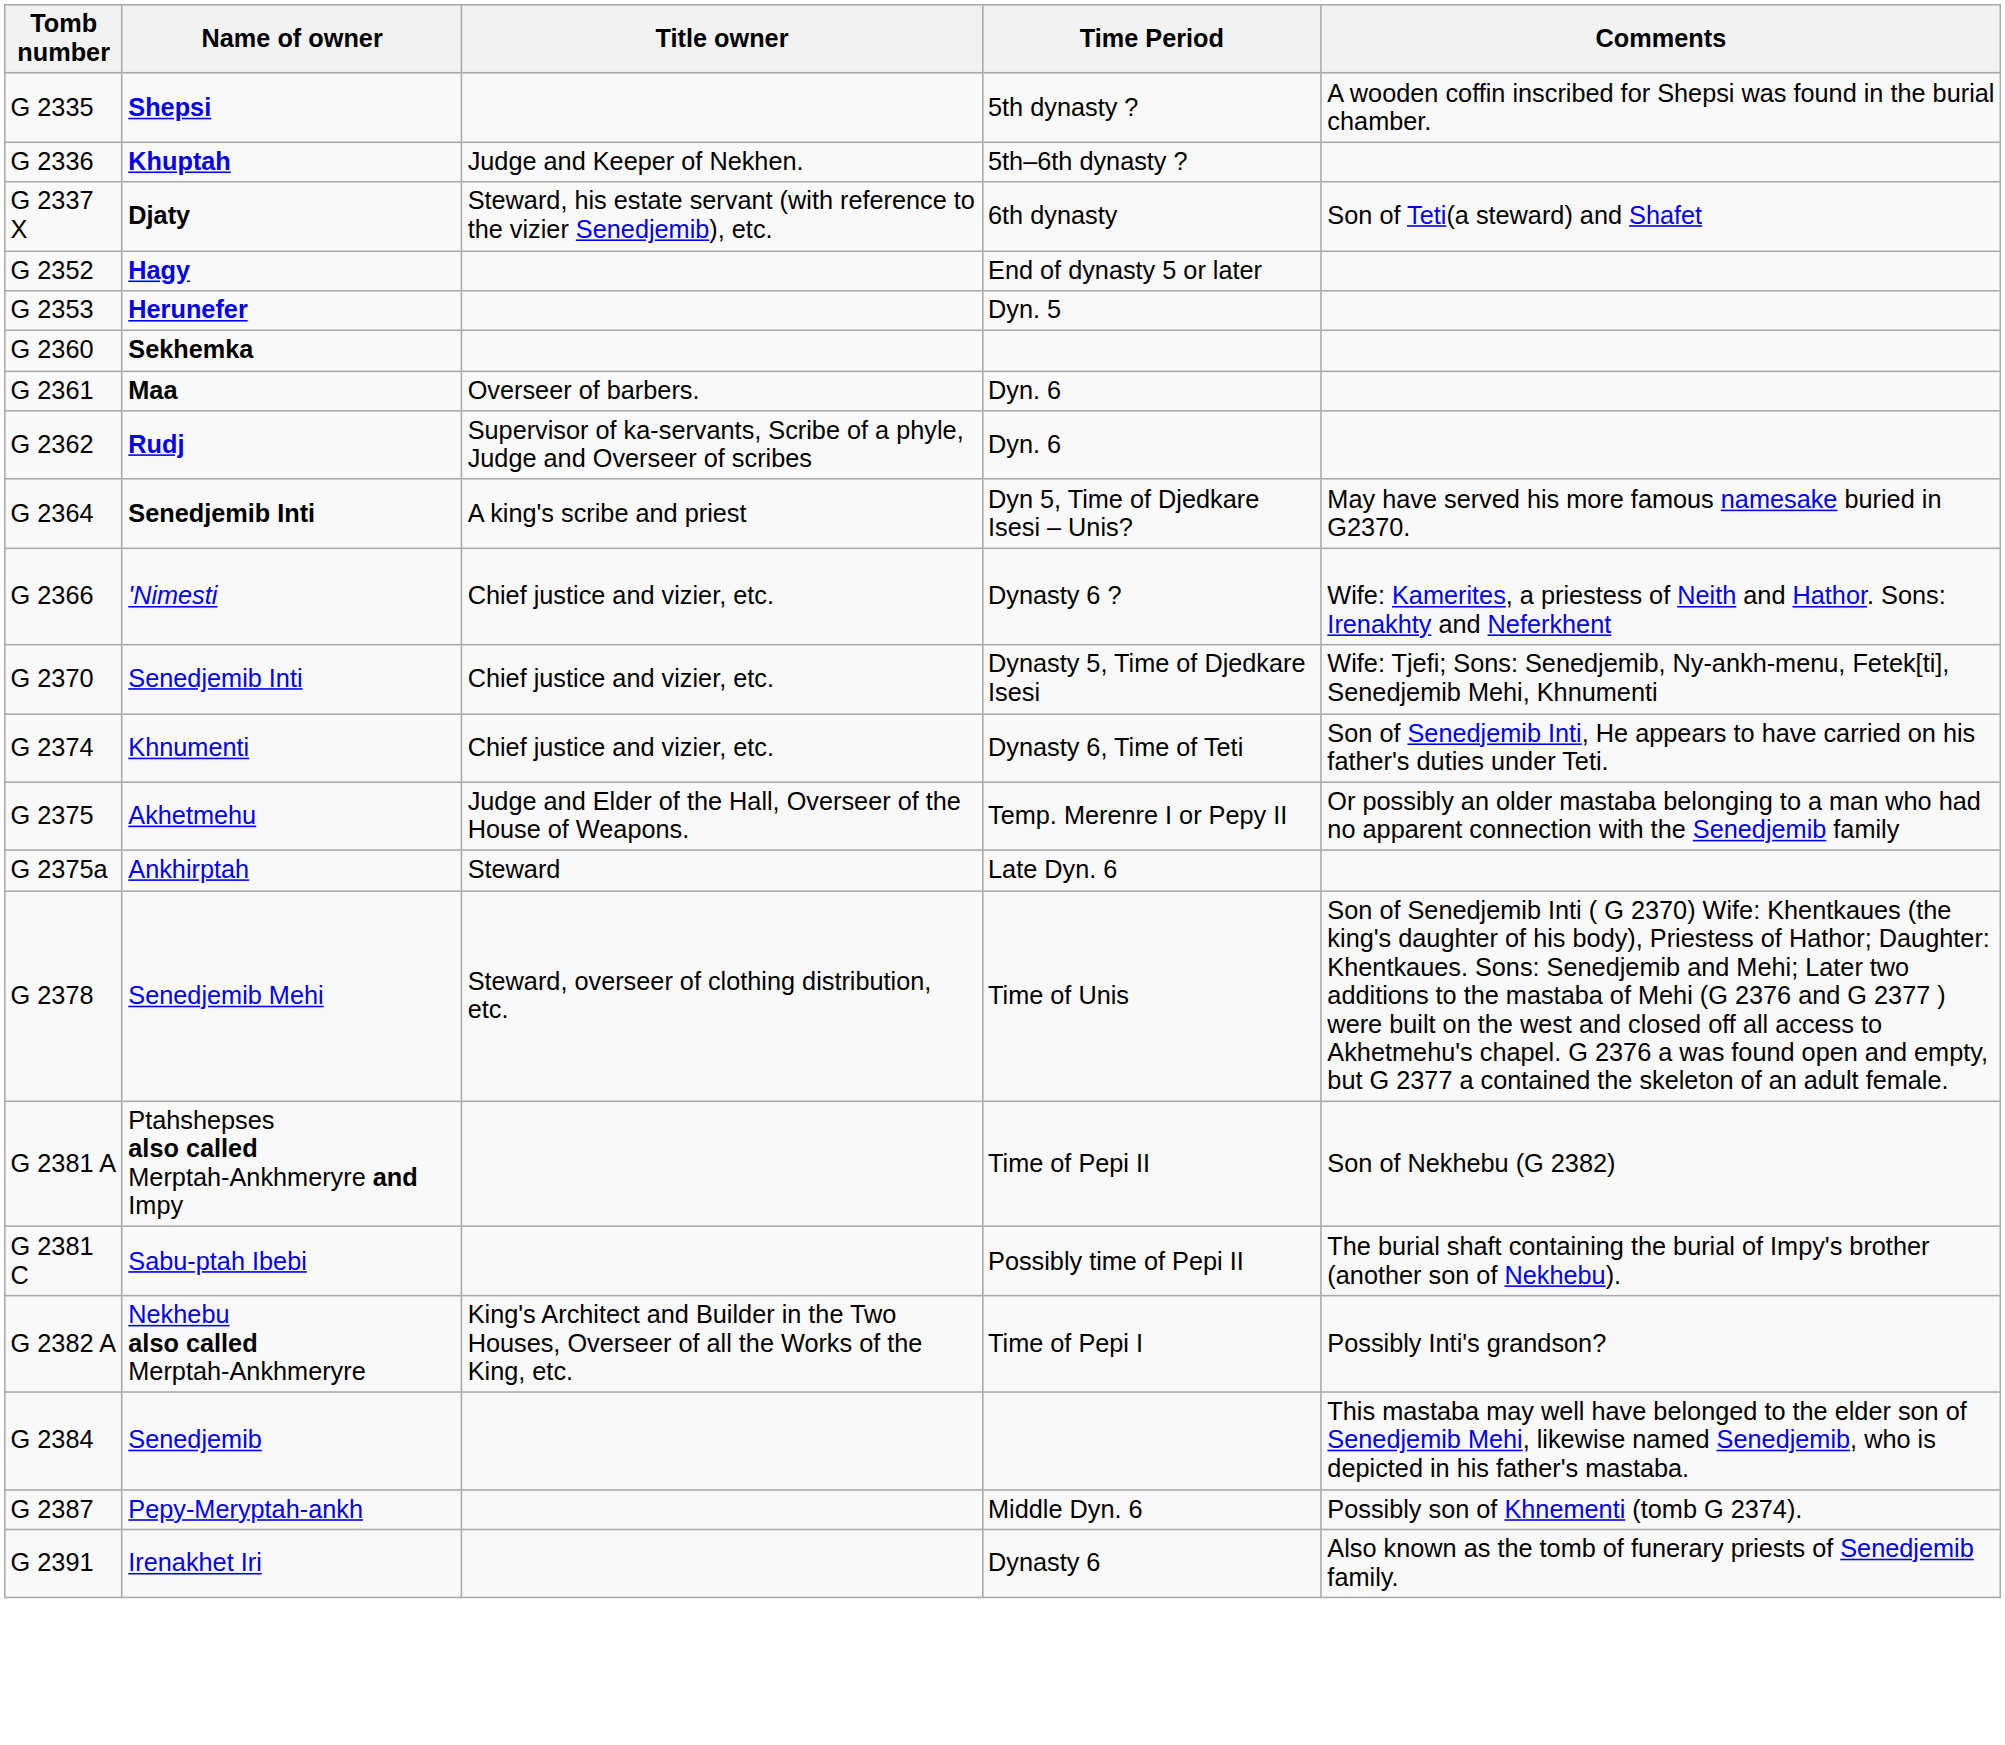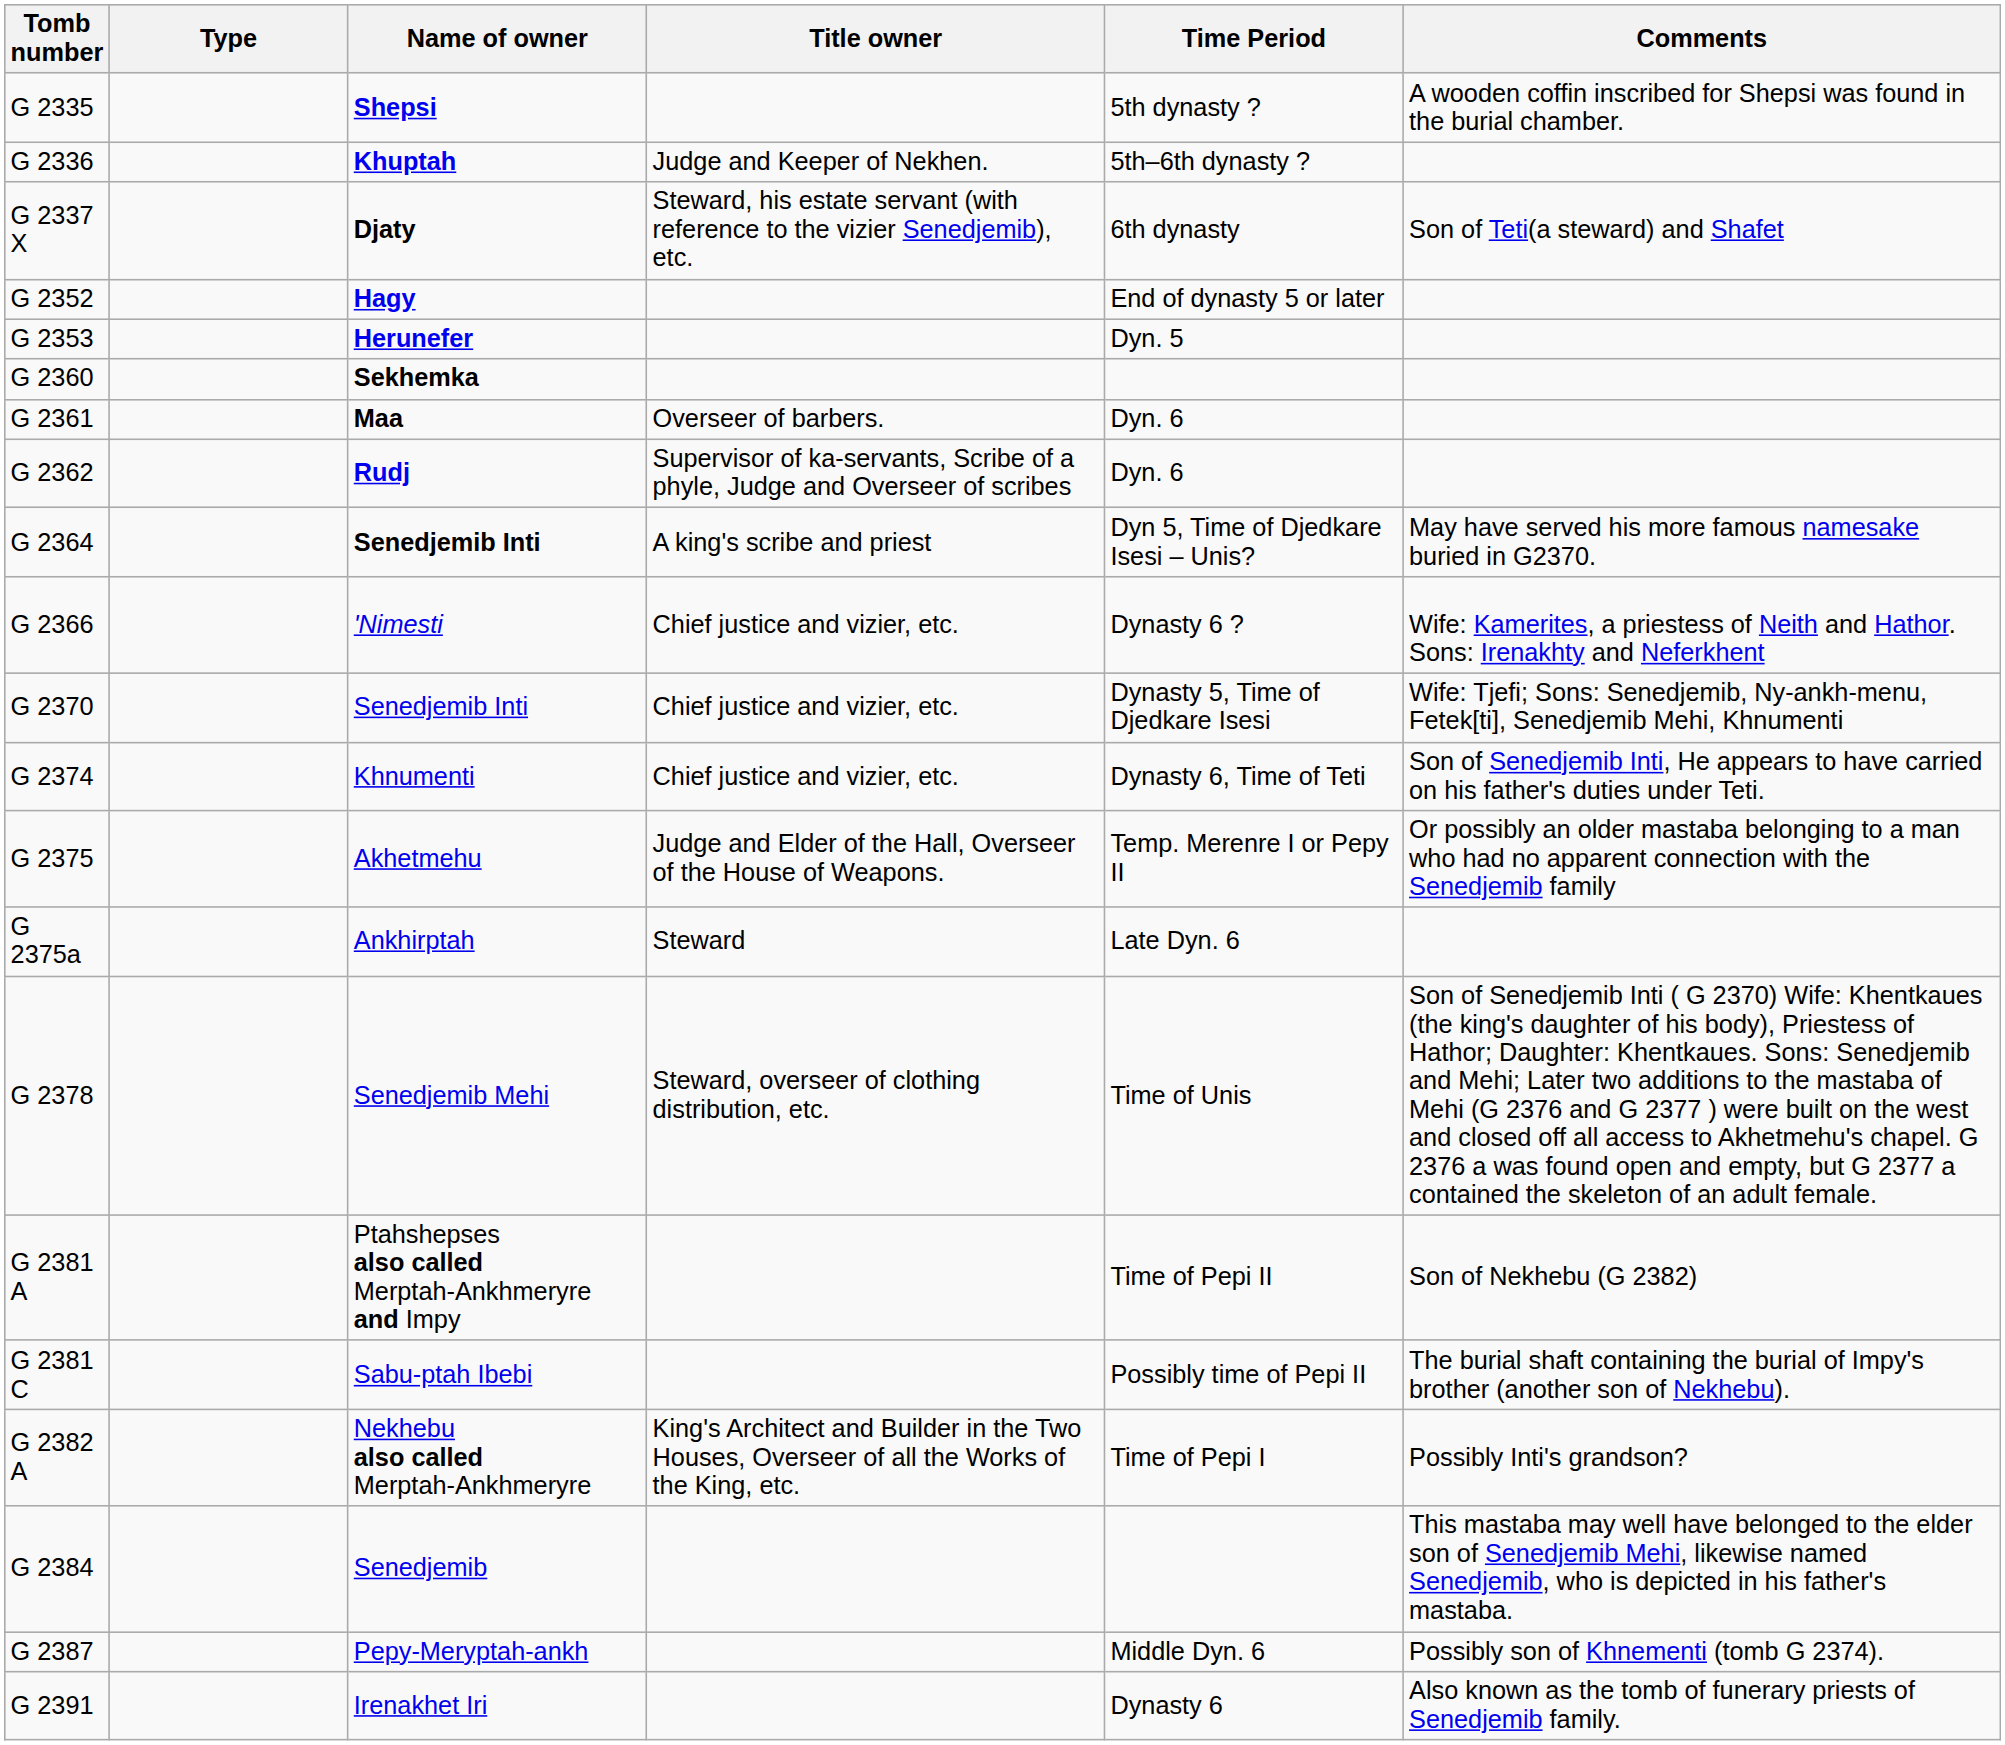+ column: (229, 38)
